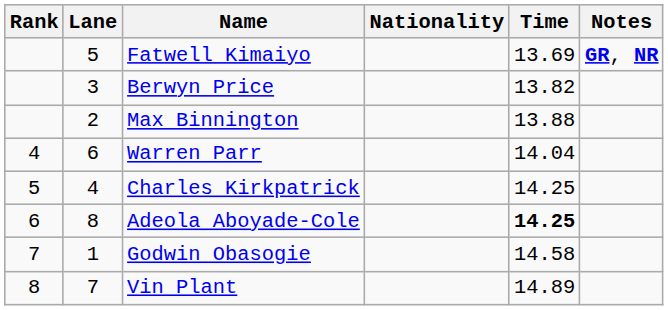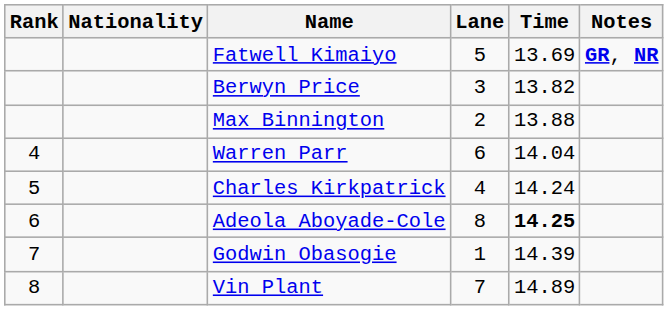columns swapped: (93, 21) <-> (437, 21)
(545, 188) 14.25 -> (545, 188) 14.24
(545, 254) 14.58 -> (545, 254) 14.39
